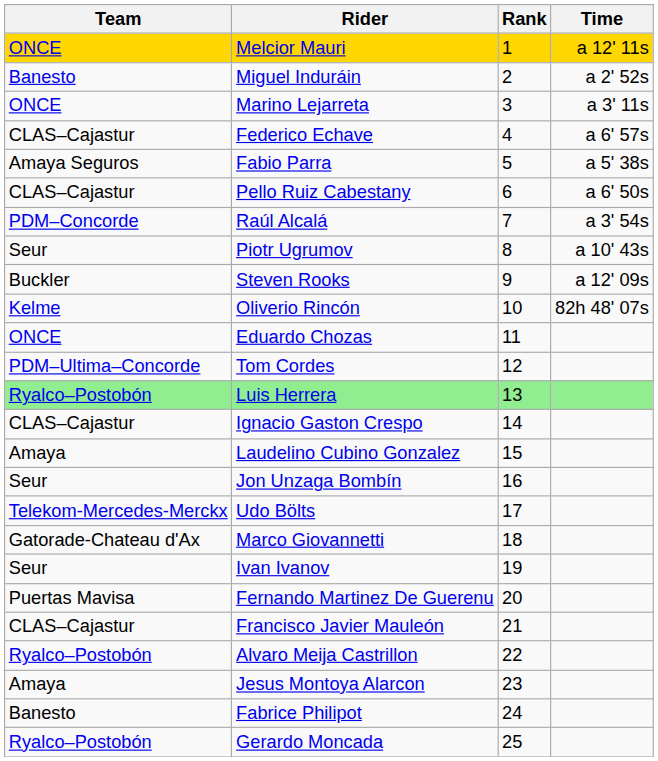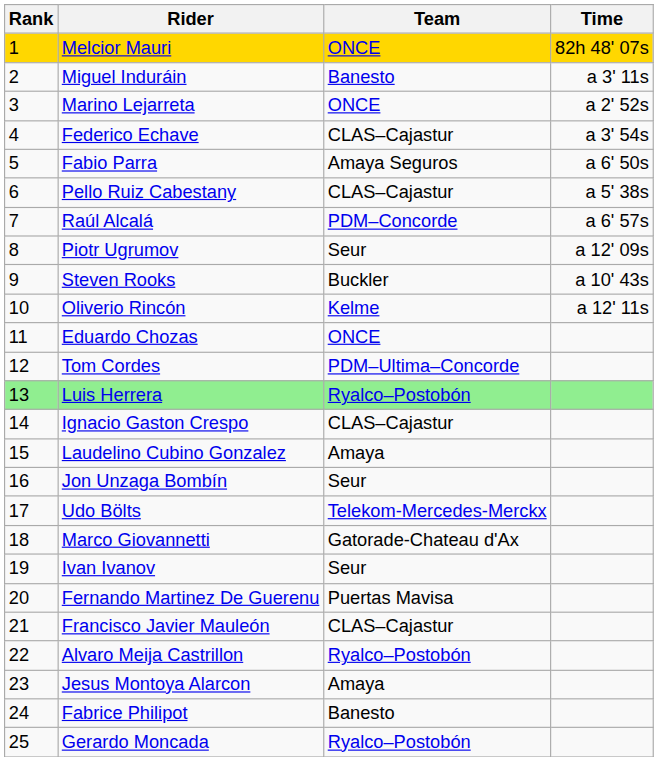columns swapped: (524, 18) <-> (118, 18)
(613, 47) a 12' 11s -> (602, 47) 82h 48' 07s
(617, 76) a 2' 52s -> (618, 76) a 3' 11s
(618, 105) a 3' 11s -> (617, 105) a 2' 52s
(617, 134) a 6' 57s -> (617, 134) a 3' 54s
(617, 163) a 5' 38s -> (617, 163) a 6' 50s
(617, 192) a 6' 50s -> (617, 192) a 5' 38s
(617, 221) a 3' 54s -> (617, 221) a 6' 57s
(612, 250) a 10' 43s -> (612, 250) a 12' 09s
(612, 279) a 12' 09s -> (612, 279) a 10' 43s
(602, 308) 82h 48' 07s -> (613, 308) a 12' 11s
